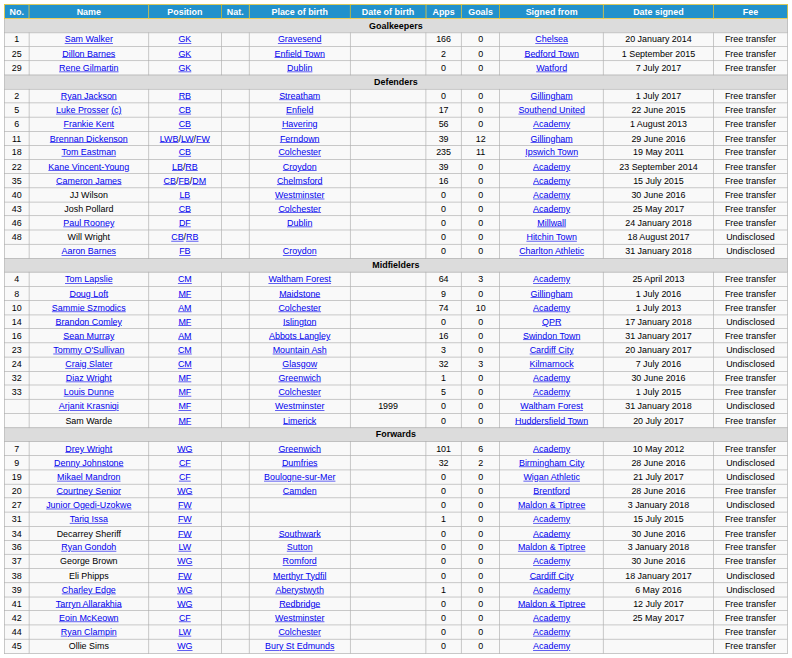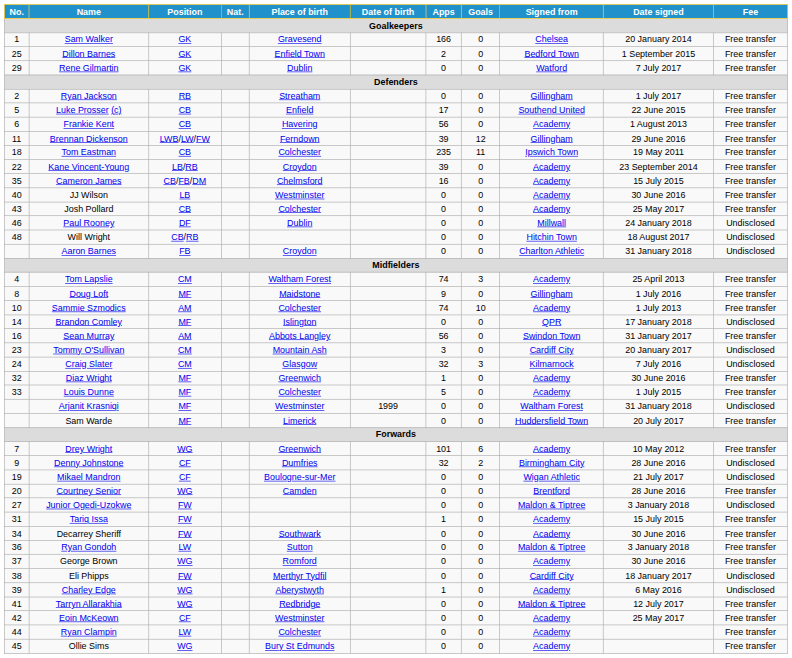(750, 223) Free transfer -> (750, 223) Undisclosed
(444, 280) 64 -> (444, 280) 74
(444, 336) 16 -> (444, 336) 56
